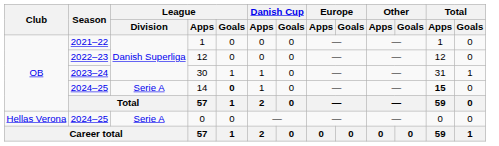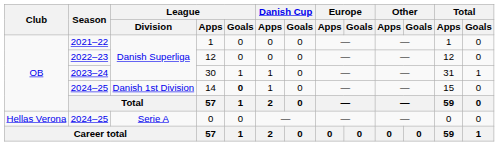(149, 88) Serie A -> (153, 88) Danish 1st Division
(440, 88) bold -> (449, 88) normal
